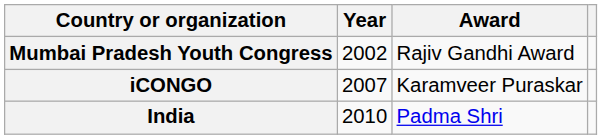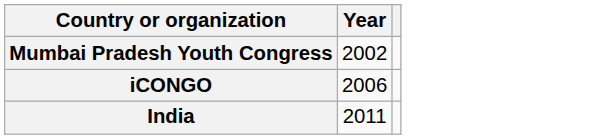- column: (490, 20)
(365, 85) 2007 -> (365, 85) 2006
(365, 117) 2010 -> (365, 117) 2011
